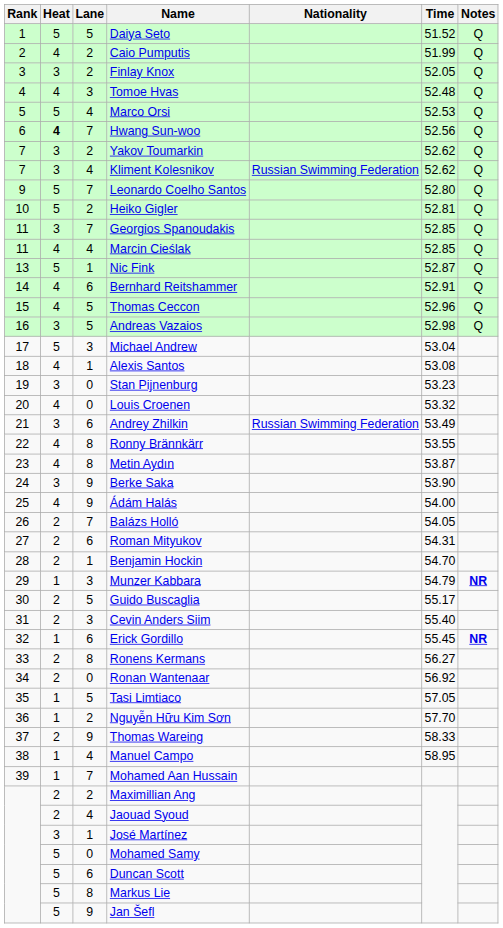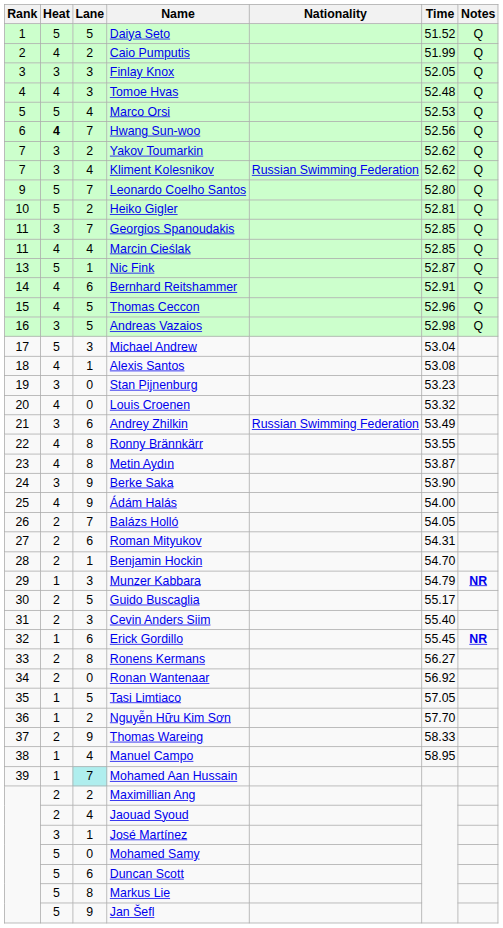(90, 72) 2 -> (90, 72) 3
(90, 776) no background -> (90, 776) paleturquoise background
